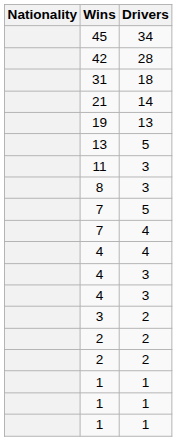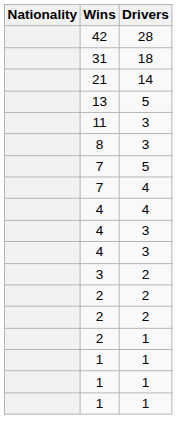- row: (100, 36)
- row: (100, 123)
+ row: (100, 338)
